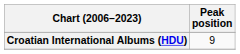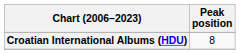(212, 40) 9 -> (212, 40) 8
